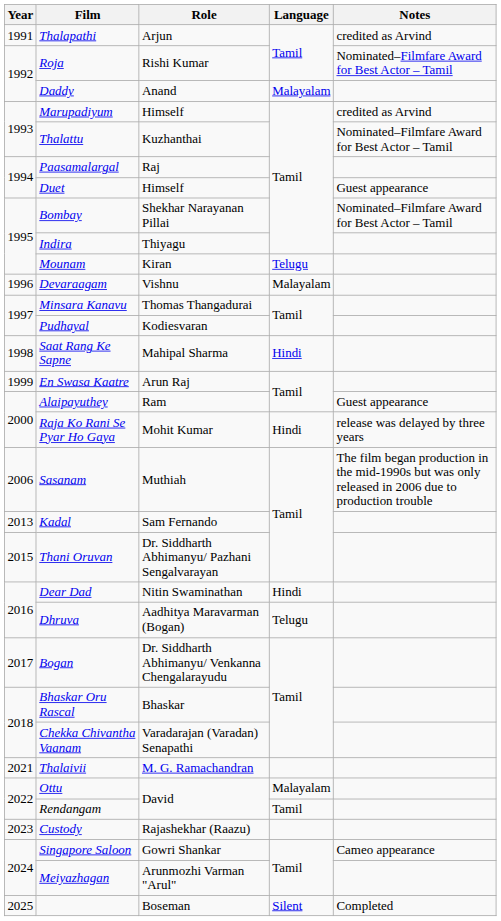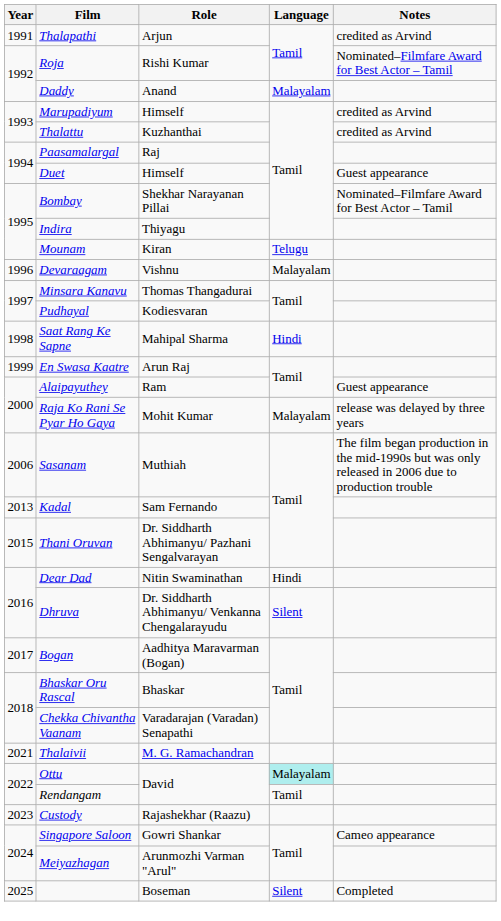(409, 139) Nominated–Filmfare Award for Best Actor – Tamil -> (384, 132) credited as Arvind
(287, 429) Hindi -> (301, 415) Malayalam
(200, 620) Aadhitya Maravarman (Bogan) -> (201, 612) Dr. Siddharth Abhimanyu/ Venkanna Chengalarayudu
(290, 620) Telugu -> (287, 612) Silent
(201, 662) Dr. Siddharth Abhimanyu/ Venkanna Chengalarayudu -> (200, 655) Aadhitya Maravarman (Bogan)
(301, 788) no background -> (301, 773) paleturquoise background
